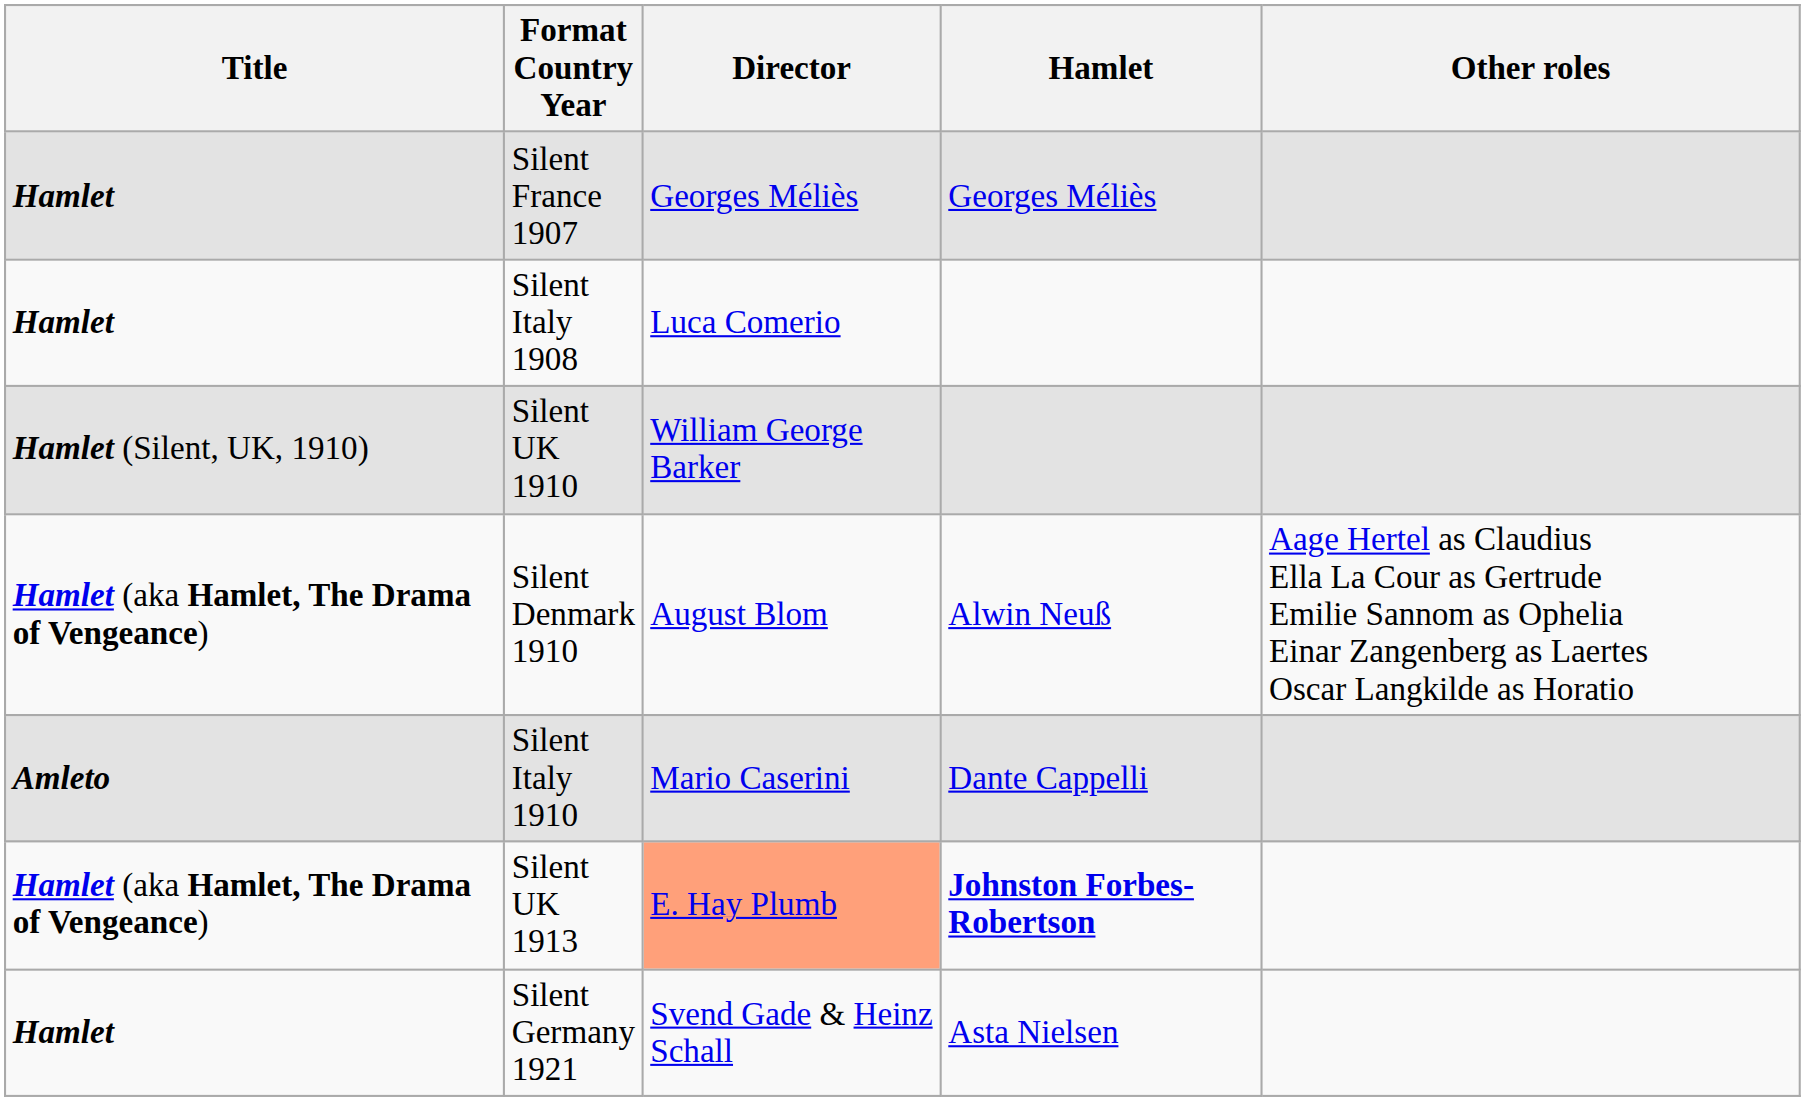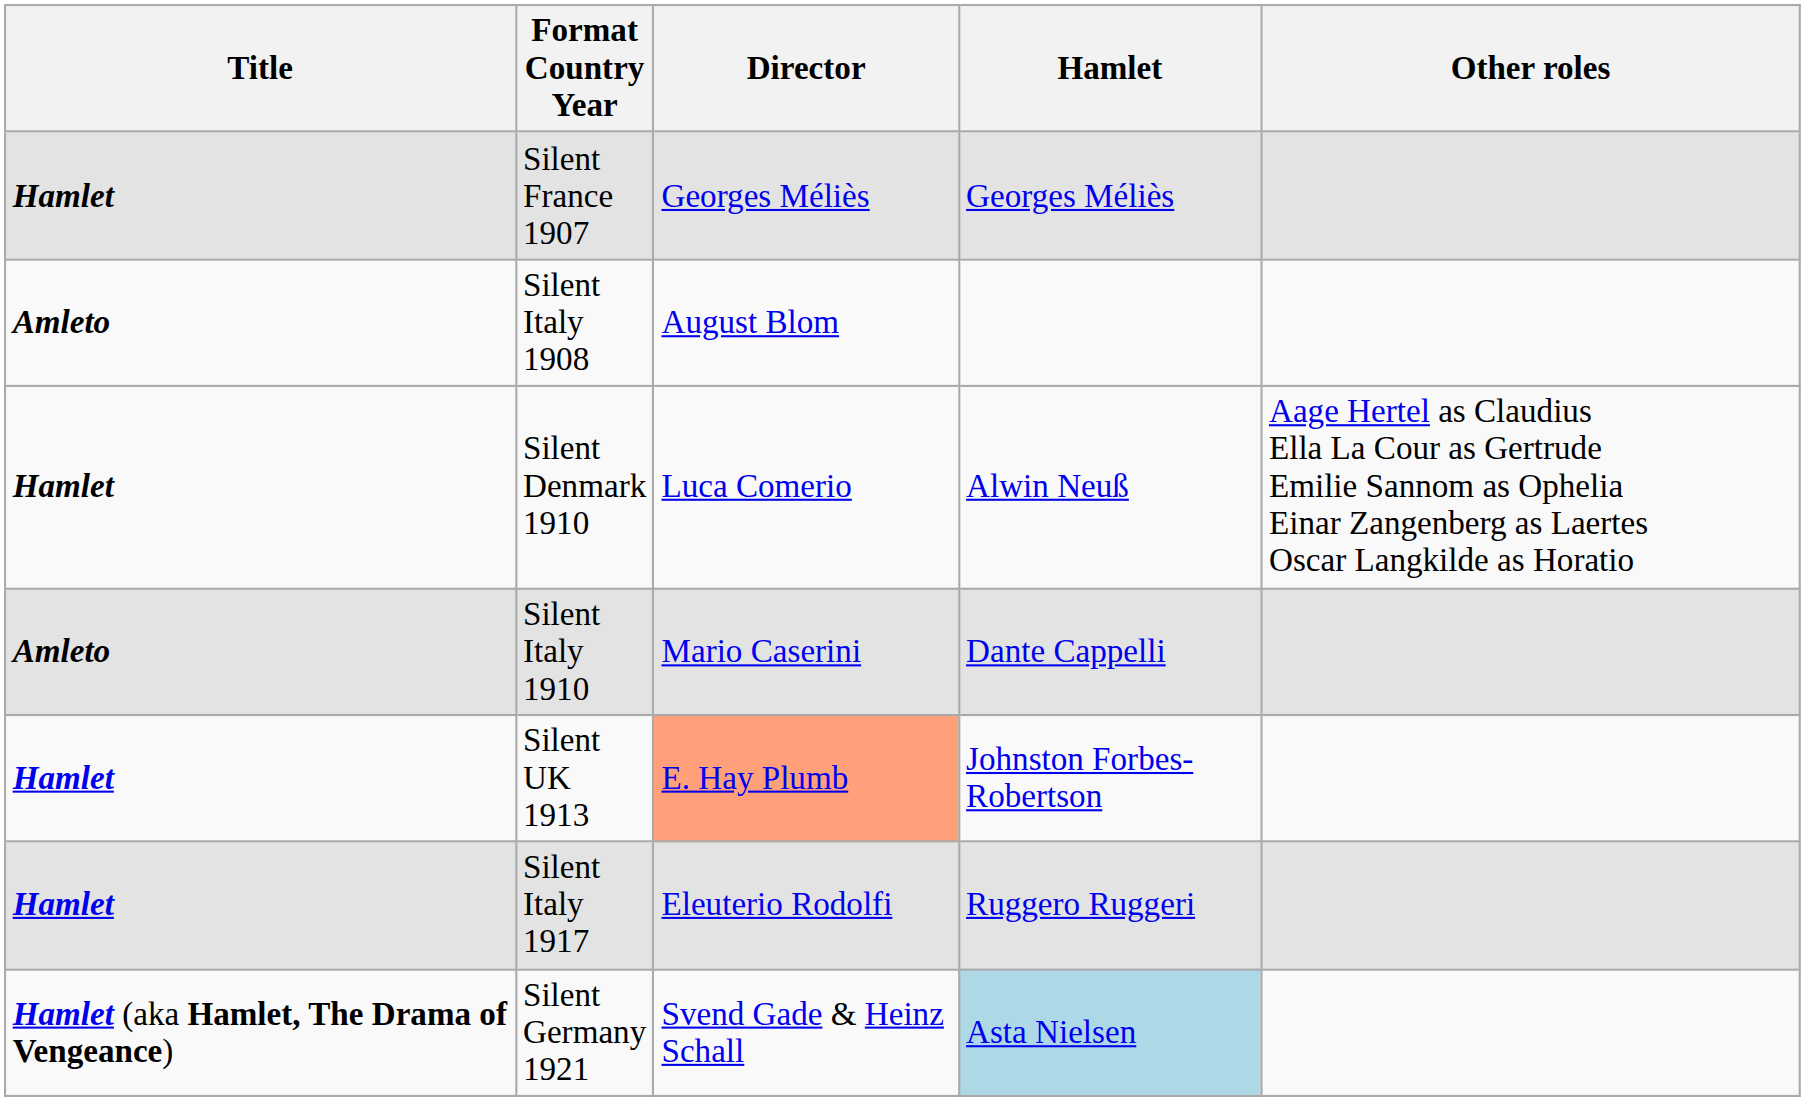(63, 322) Hamlet -> (61, 322) Amleto
(745, 322) Luca Comerio -> (750, 322) August Blom
- row: (550, 449)
(242, 613) Hamlet (aka Hamlet, The Drama of Vengeance) -> (63, 486) Hamlet
(739, 613) August Blom -> (757, 486) Luca Comerio
(242, 904) Hamlet (aka Hamlet, The Drama of Vengeance) -> (63, 777) Hamlet
(1071, 904) bold -> (1080, 777) normal
+ row: (562, 904)
(63, 1031) Hamlet -> (260, 1031) Hamlet (aka Hamlet, The Drama of Vengeance)
(1033, 1031) no background -> (1051, 1031) lightblue background
